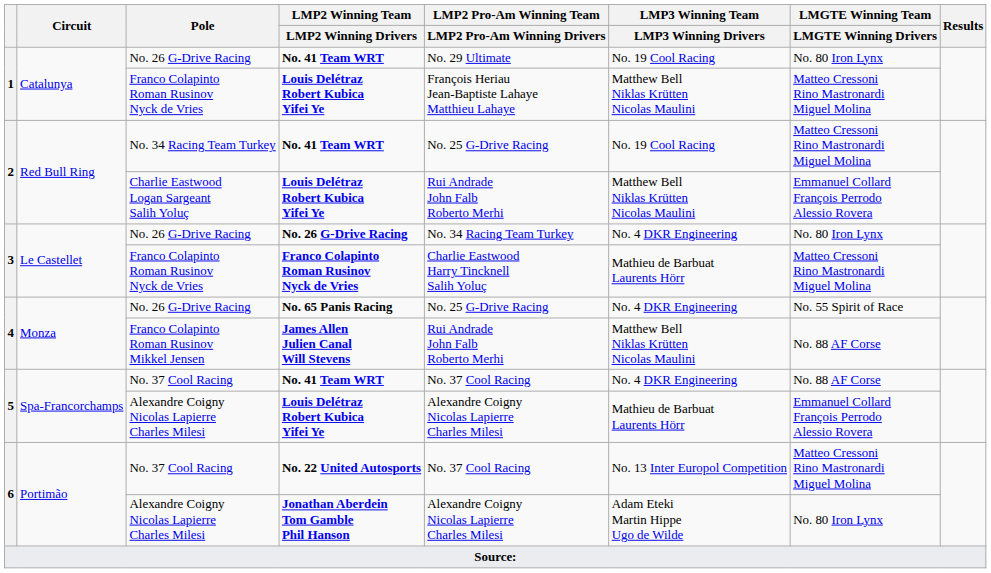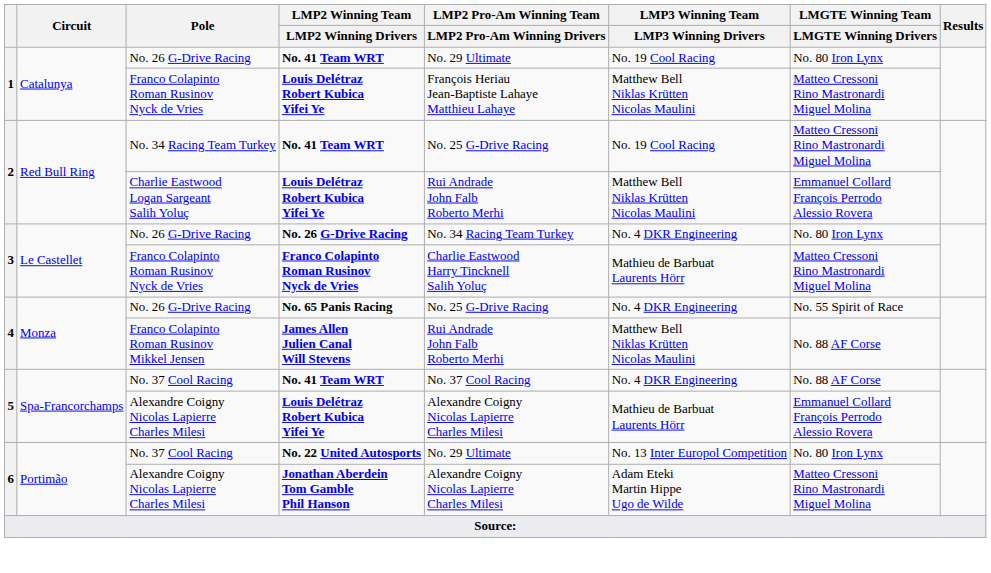(479, 468) No. 37 Cool Racing -> (469, 452) No. 29 Ultimate
(839, 468) Matteo Cressoni Rino Mastronardi Miguel Molina -> (838, 452) No. 80 Iron Lynx
(838, 519) No. 80 Iron Lynx -> (839, 489) Matteo Cressoni Rino Mastronardi Miguel Molina
